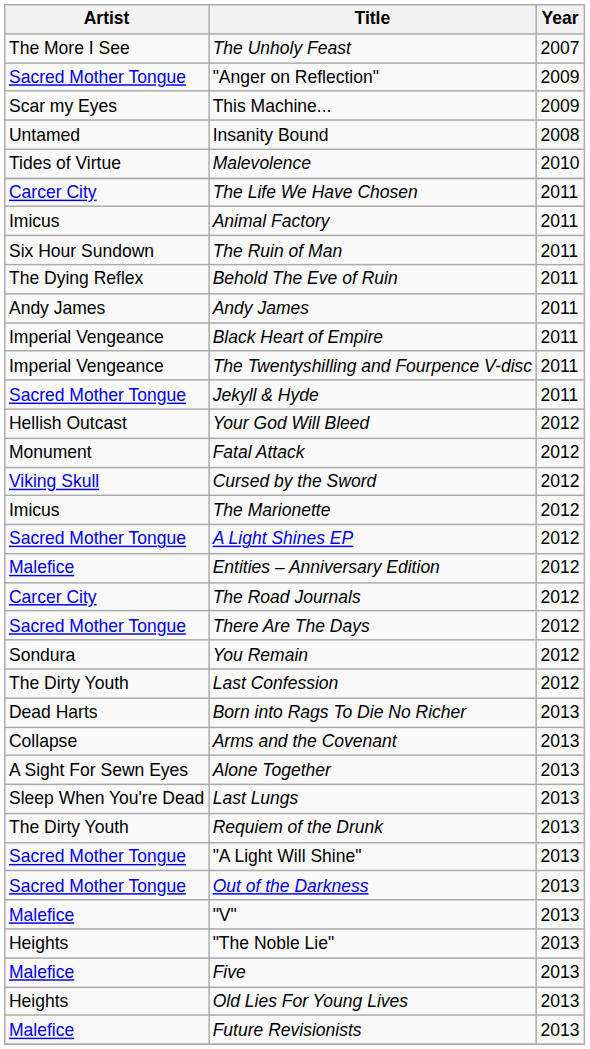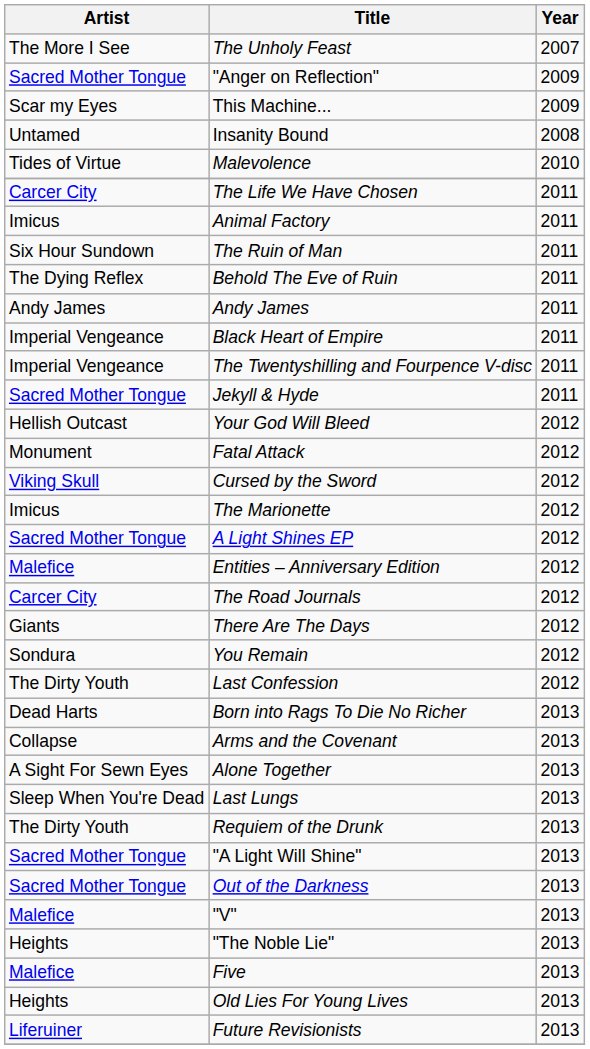(97, 626) Sacred Mother Tongue -> (34, 626) Giants
(42, 1030) Malefice -> (45, 1030) Liferuiner
